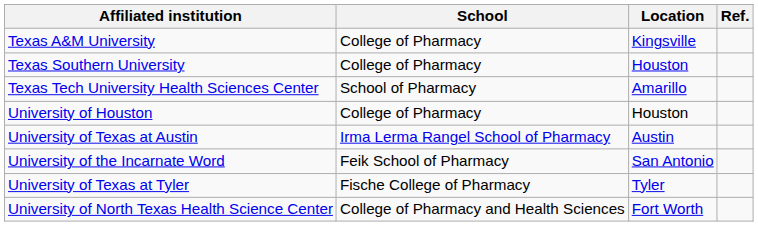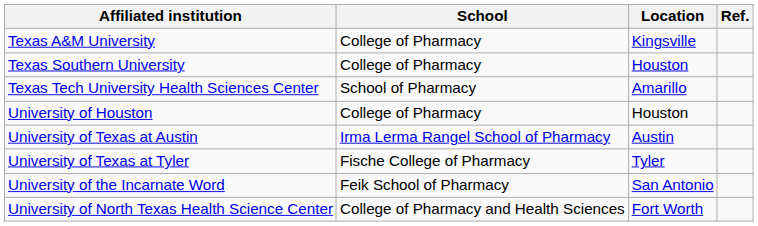rows swapped: (99, 185) <-> (116, 161)
